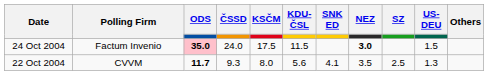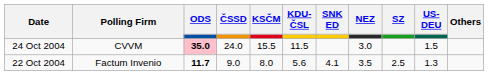(128, 46) Factum Invenio -> (128, 46) CVVM
(266, 46) 17.5 -> (266, 46) 15.5
(365, 46) bold -> (365, 46) normal
(128, 62) CVVM -> (128, 62) Factum Invenio
(233, 62) 9.3 -> (233, 62) 9.0
